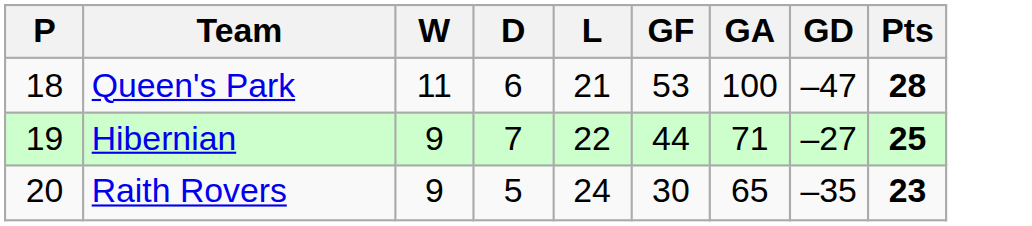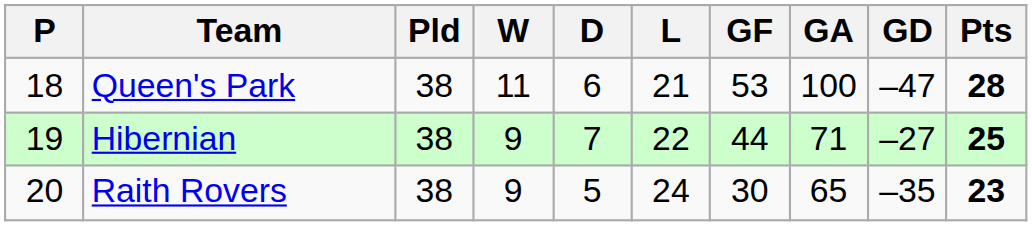+ column: (434, 31)
